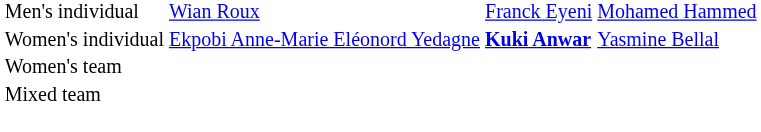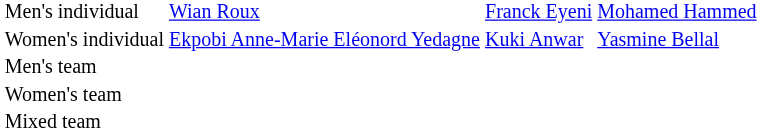(538, 39) bold -> (534, 39) normal
+ row: (51, 66)
